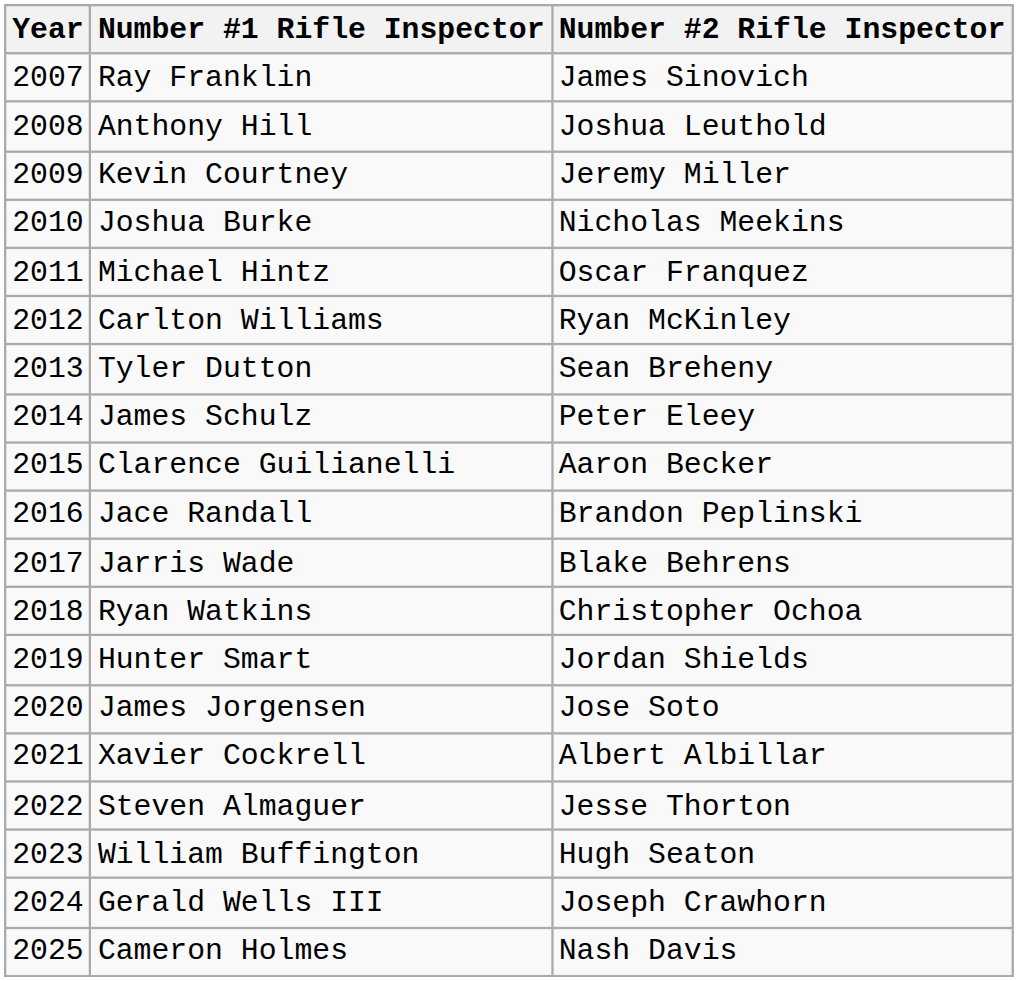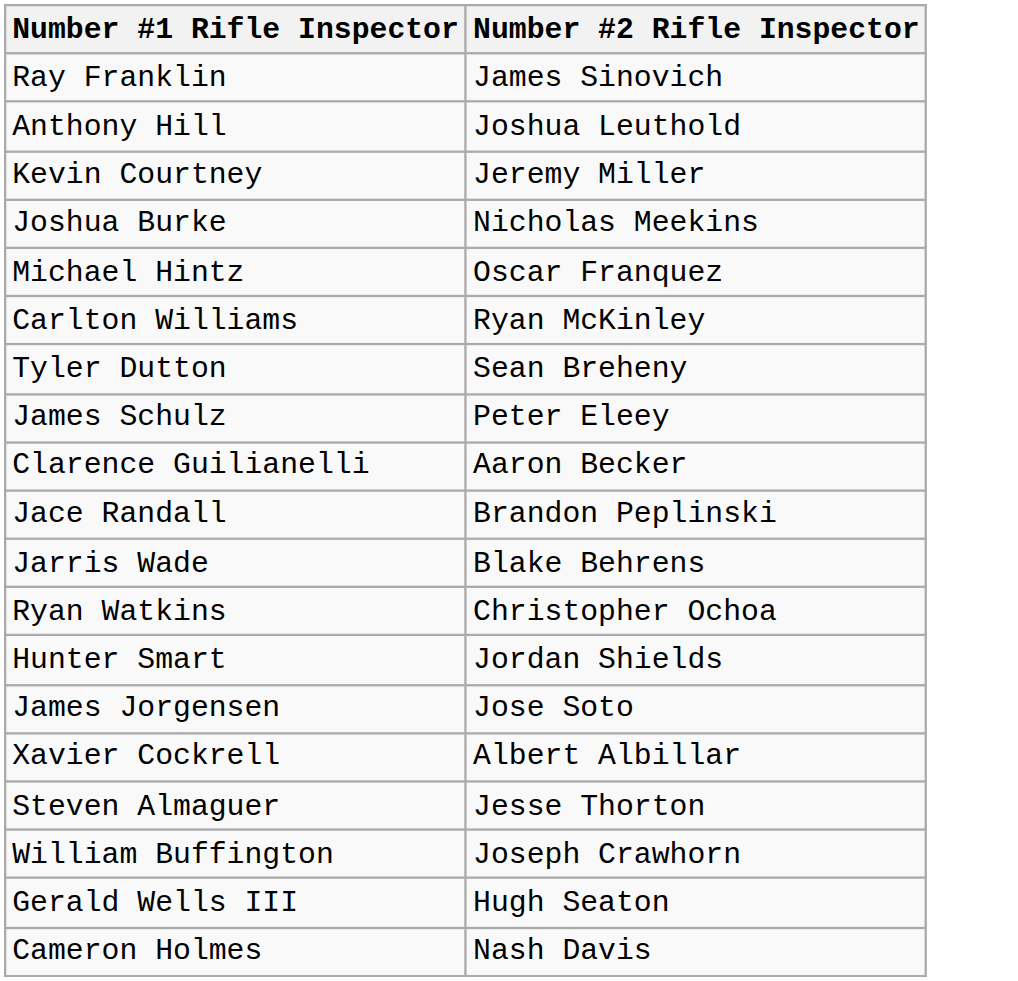- column: (48, 29)
(657, 854) Hugh Seaton -> (607, 854) Joseph Crawhorn
(693, 903) Joseph Crawhorn -> (571, 903) Hugh Seaton
